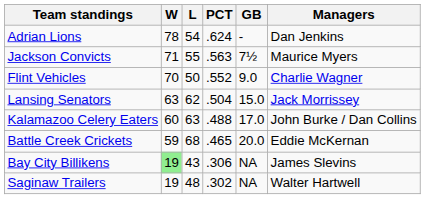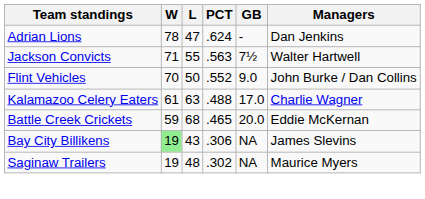(192, 36) 54 -> (192, 36) 47
(314, 57) Maurice Myers -> (315, 57) Walter Hartwell
(316, 78) Charlie Wagner -> (344, 78) John Burke / Dan Collins
- row: (59, 99)
(172, 120) 60 -> (172, 99) 61
(344, 120) John Burke / Dan Collins -> (316, 99) Charlie Wagner
(315, 183) Walter Hartwell -> (314, 162) Maurice Myers
